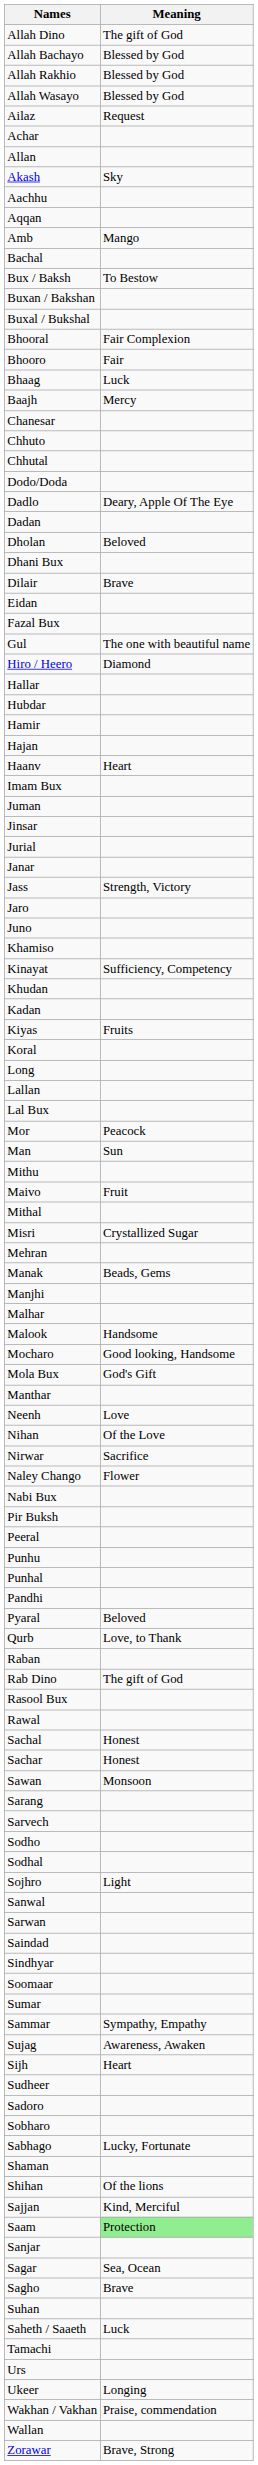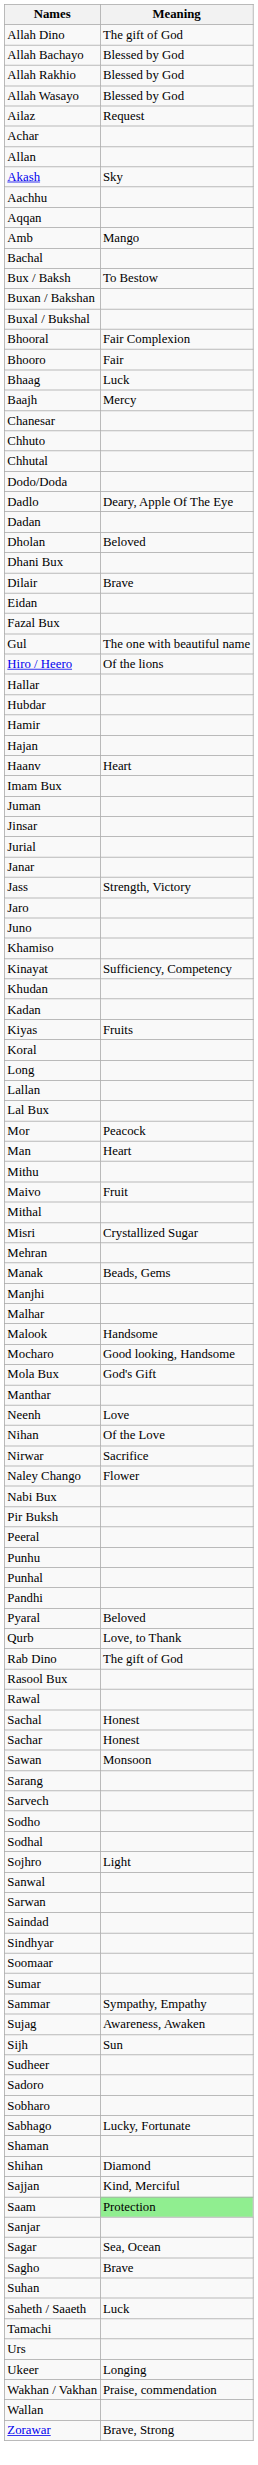(127, 664) Diamond -> (133, 664) Of the lions
(113, 1151) Sun -> (117, 1151) Heart
- row: (24, 1658)
(117, 2064) Heart -> (113, 2044) Sun
(133, 2186) Of the lions -> (127, 2166) Diamond
